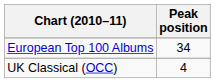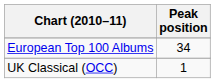(183, 68) 4 -> (183, 68) 1
